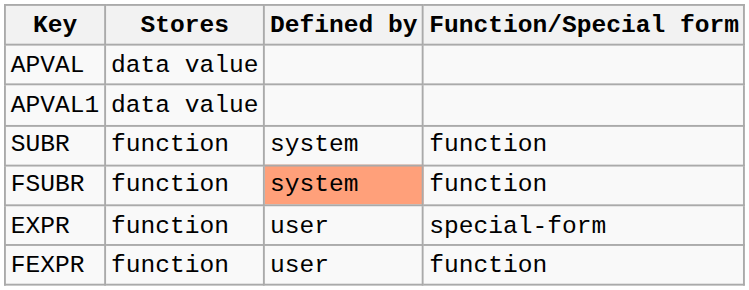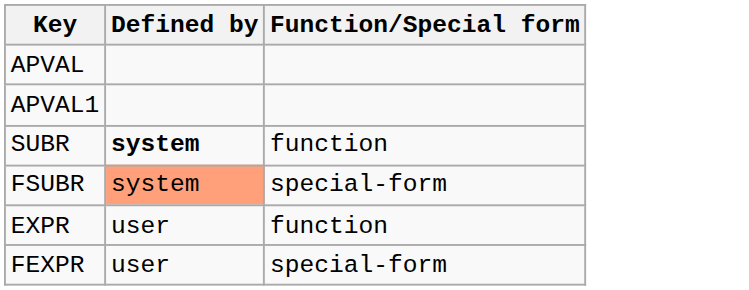- column: (185, 25)
(314, 145) normal -> (155, 145) bold
(488, 185) function -> (359, 185) special-form
(518, 225) special-form -> (329, 225) function
(488, 265) function -> (359, 265) special-form
